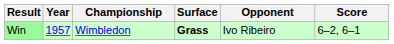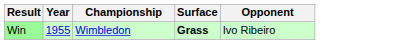- column: (352, 13)
(58, 30) 1957 -> (58, 30) 1955
